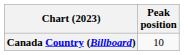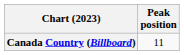(159, 42) 10 -> (159, 42) 11
